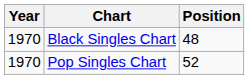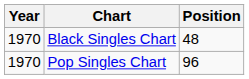(191, 62) 52 -> (191, 62) 96
